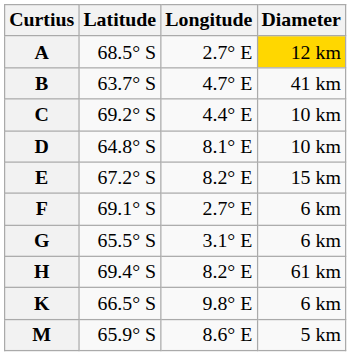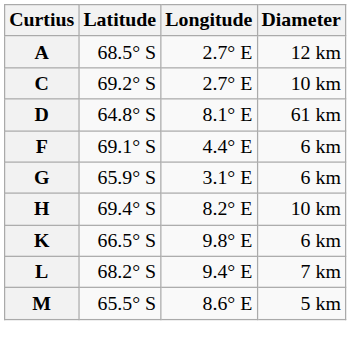(316, 51) gold background -> (316, 51) no background
- row: (42, 83)
(227, 114) 4.4° E -> (227, 83) 2.7° E
(316, 146) 10 km -> (316, 114) 61 km
- row: (42, 177)
(227, 209) 2.7° E -> (227, 146) 4.4° E
(127, 240) 65.5° S -> (127, 177) 65.9° S
(316, 271) 61 km -> (316, 209) 10 km
+ row: (42, 271)
(127, 334) 65.9° S -> (127, 303) 65.5° S
